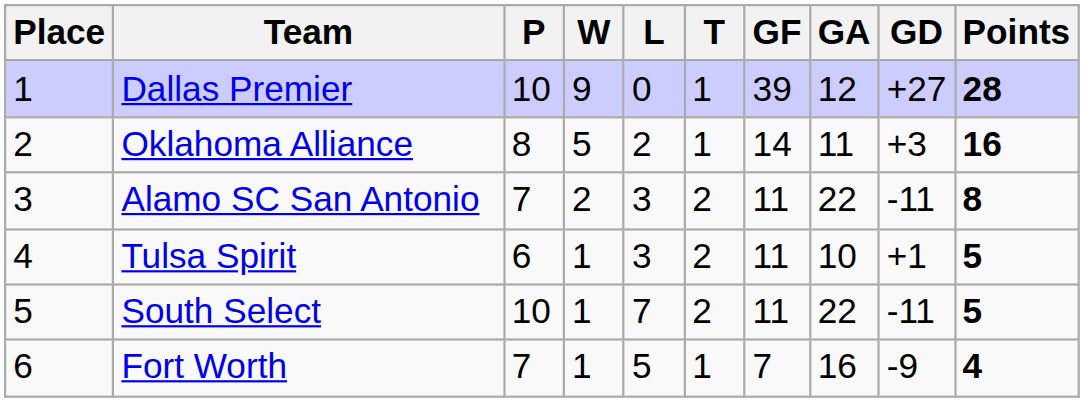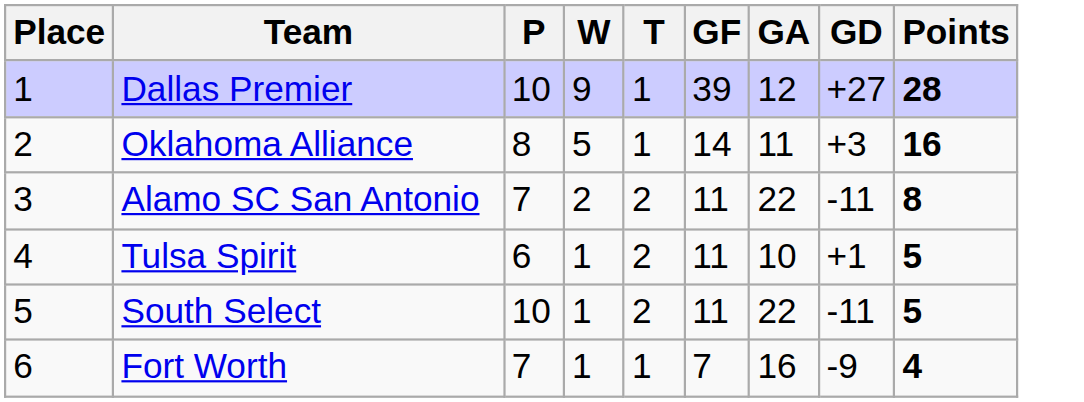- column: (654, 32)
